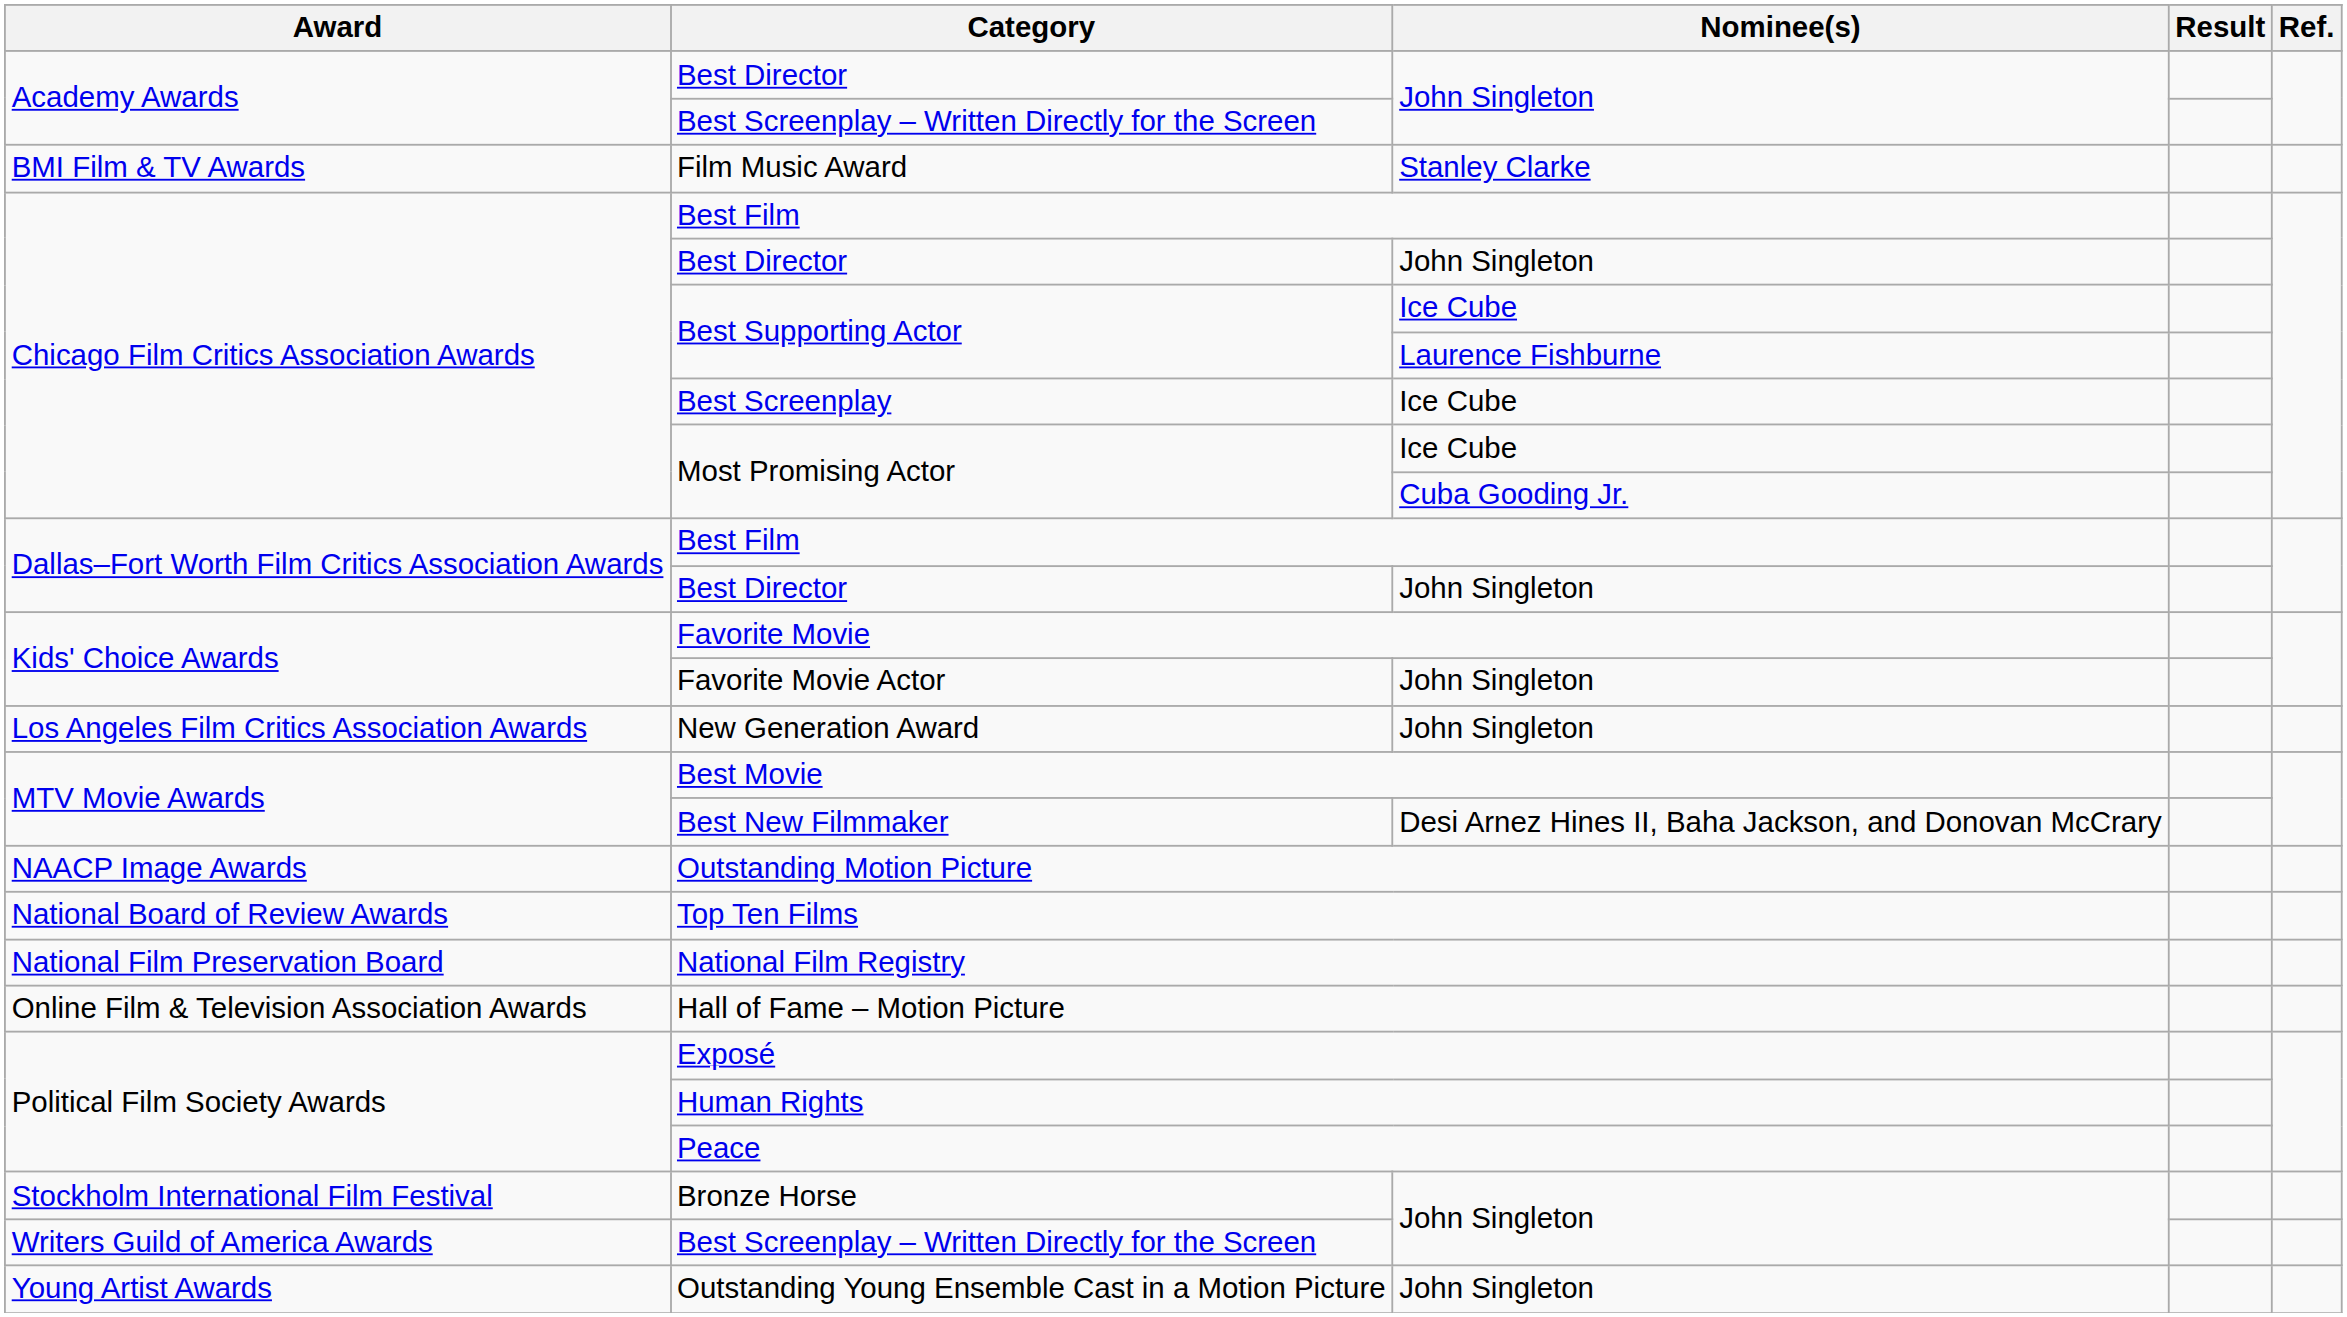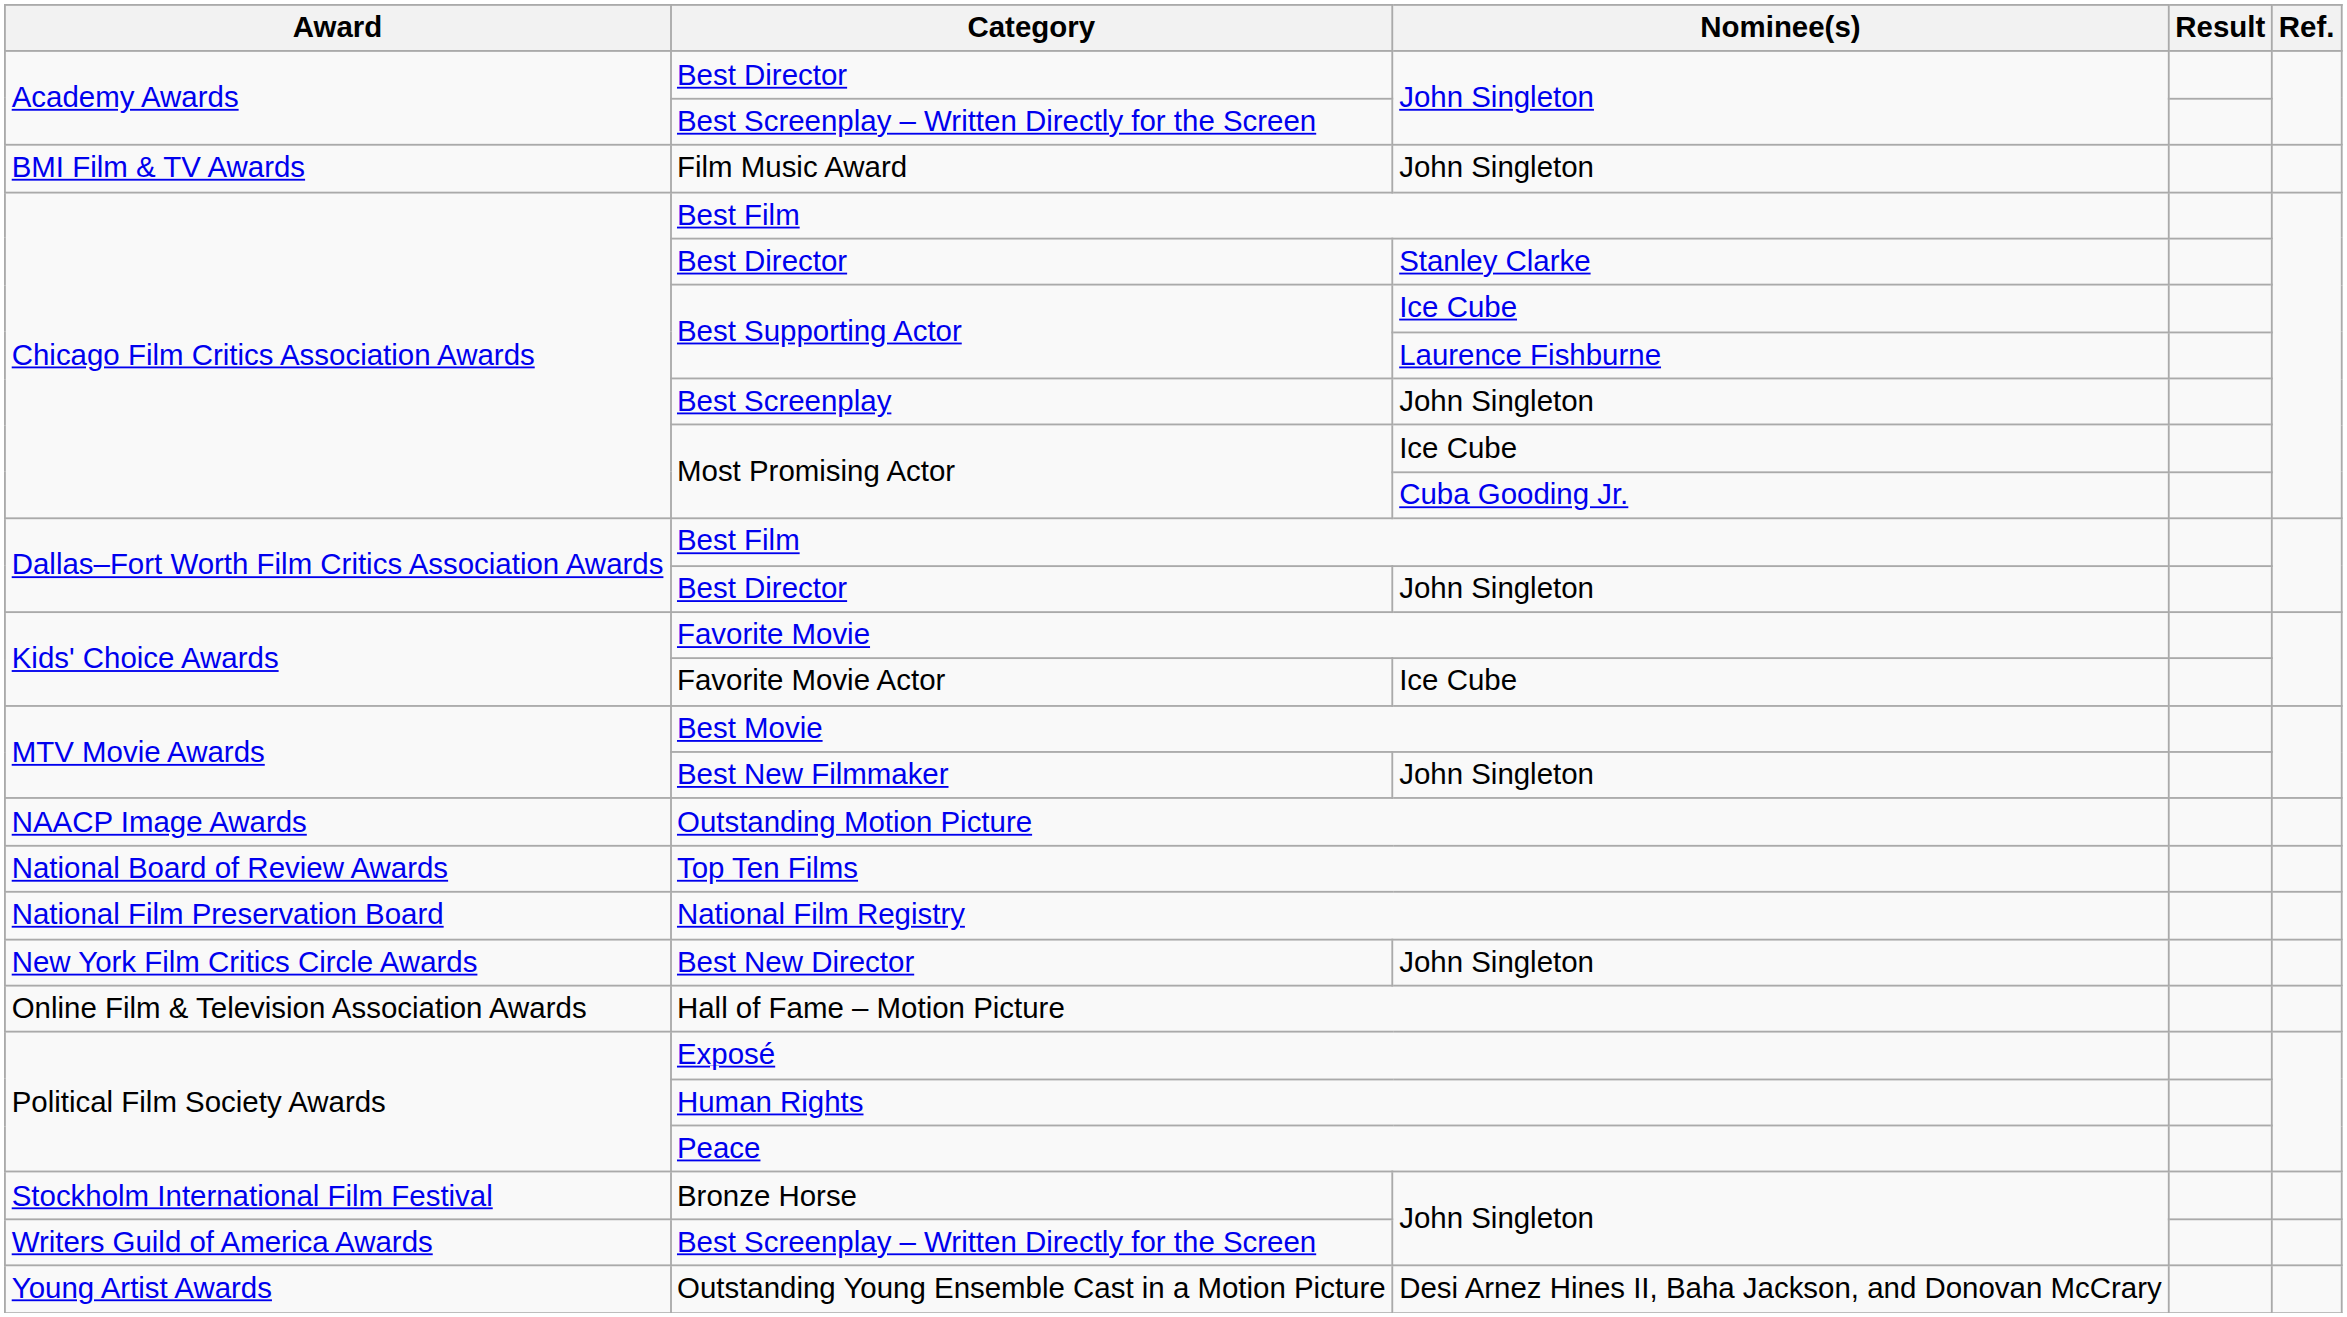(1495, 167) Stanley Clarke -> (1497, 167) John Singleton
(1497, 261) John Singleton -> (1495, 261) Stanley Clarke
(1458, 401) Ice Cube -> (1497, 401) John Singleton
(1497, 681) John Singleton -> (1458, 681) Ice Cube
- row: (299, 728)
(1780, 821) Desi Arnez Hines II, Baha Jackson, and Donovan McCrary -> (1497, 774) John Singleton
+ row: (245, 961)
(1497, 1288) John Singleton -> (1780, 1288) Desi Arnez Hines II, Baha Jackson, and Donovan McCrary
